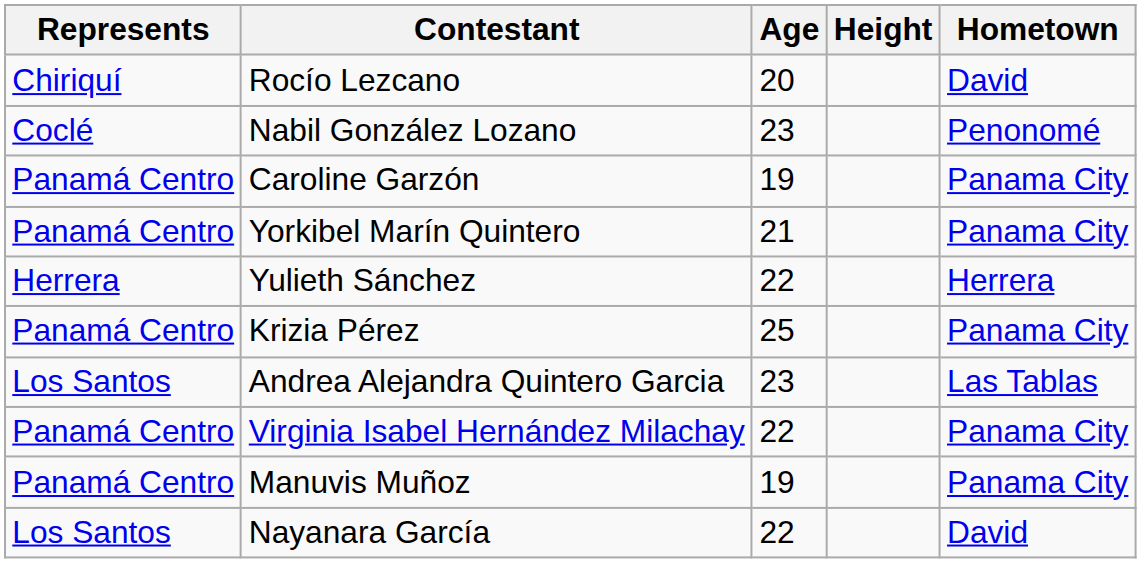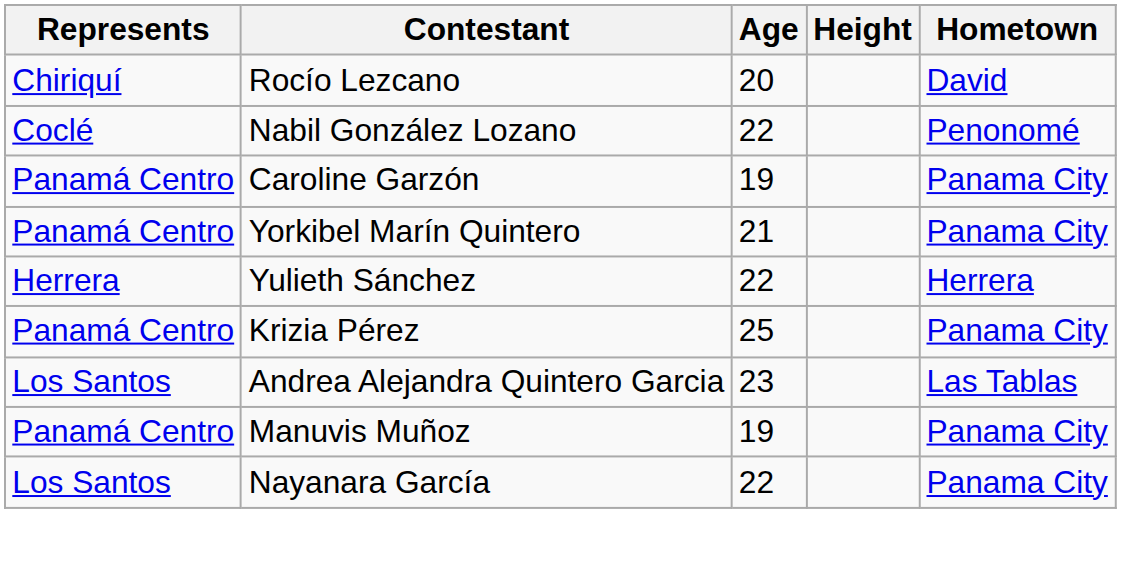(777, 130) 23 -> (756, 130) 22
- row: (497, 431)
(988, 532) David -> (1017, 481) Panama City
